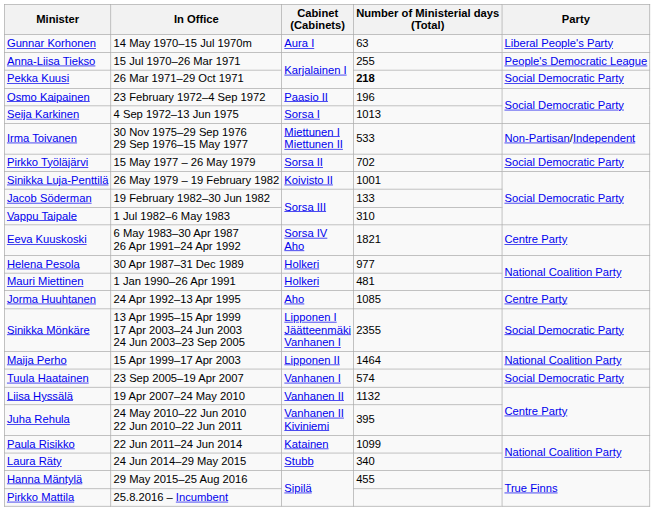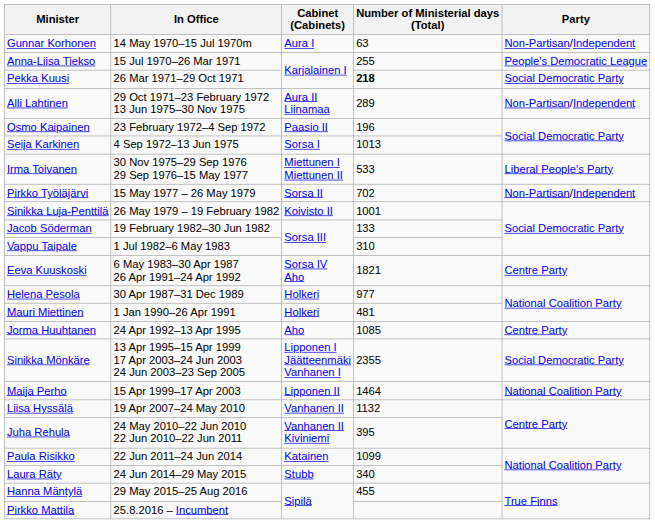(559, 43) Liberal People's Party -> (570, 43) Non-Partisan/Independent
+ row: (37, 103)
(570, 138) Non-Partisan/Independent -> (559, 169) Liberal People's Party
(564, 162) Social Democratic Party -> (570, 193) Non-Partisan/Independent
- row: (48, 378)
